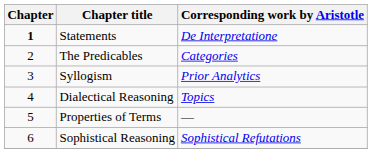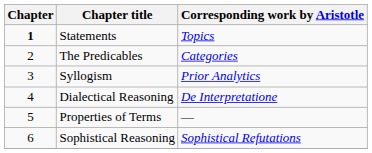(229, 35) De Interpretatione -> (198, 35) Topics
(198, 96) Topics -> (229, 96) De Interpretatione
